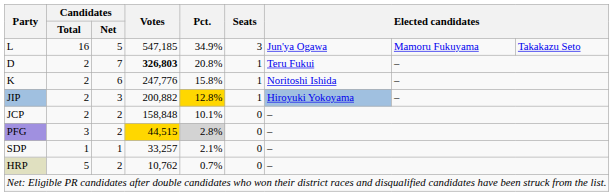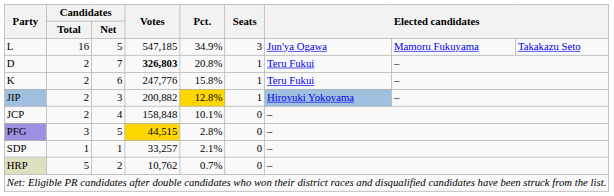(302, 81) Noritoshi Ishida -> (291, 81) Teru Fukui
(120, 115) 2 -> (120, 115) 4
(120, 132) 2 -> (120, 132) 5
(211, 132) lightgrey background -> (211, 132) no background
